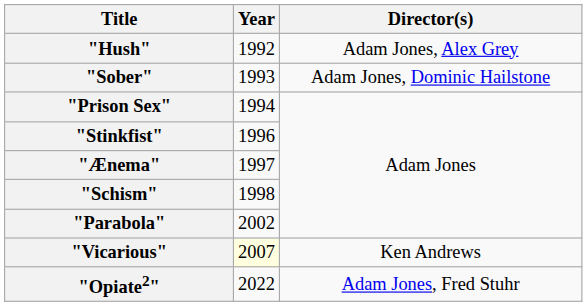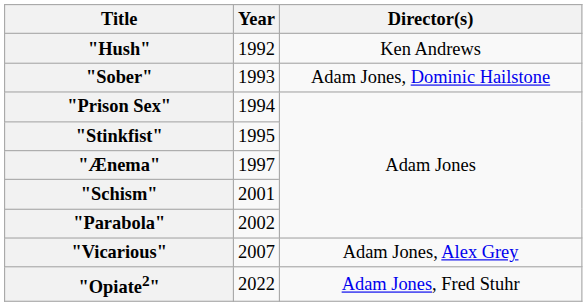(431, 48) Adam Jones, Alex Grey -> (431, 48) Ken Andrews
(256, 135) 1996 -> (256, 135) 1995
(256, 194) 1998 -> (256, 194) 2001
(256, 252) lightyellow background -> (256, 252) no background
(431, 252) Ken Andrews -> (431, 252) Adam Jones, Alex Grey
